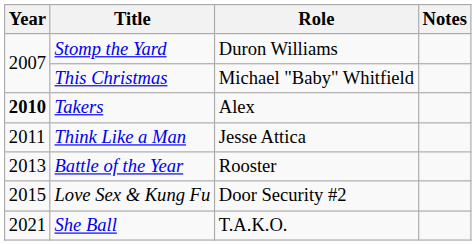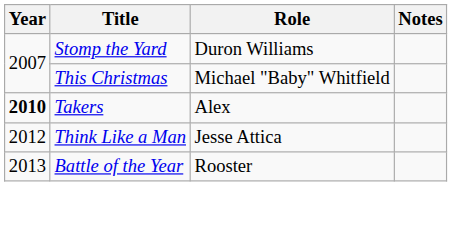(27, 136) 2011 -> (27, 136) 2012
- row: (132, 195)
- row: (86, 225)
